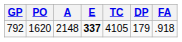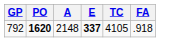- column: (141, 12)
(40, 28) normal -> (40, 28) bold
